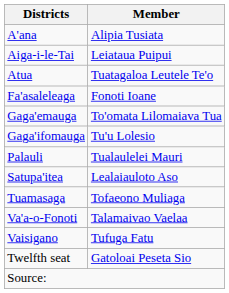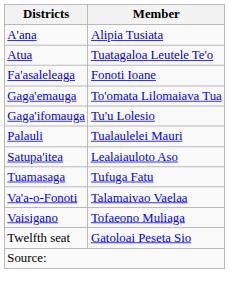- row: (41, 55)
(138, 197) Tofaeono Muliaga -> (122, 177) Tufuga Fatu
(122, 237) Tufuga Fatu -> (138, 217) Tofaeono Muliaga
